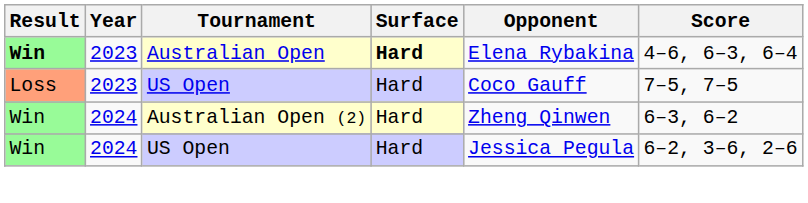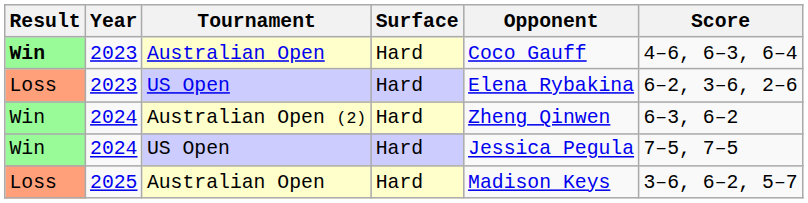(399, 53) bold -> (399, 53) normal
(551, 53) Elena Rybakina -> (527, 53) Coco Gauff
(527, 85) Coco Gauff -> (551, 85) Elena Rybakina
(691, 85) 7–5, 7–5 -> (721, 85) 6–2, 3–6, 2–6
(721, 150) 6–2, 3–6, 2–6 -> (691, 150) 7–5, 7–5
+ row: (114, 182)
